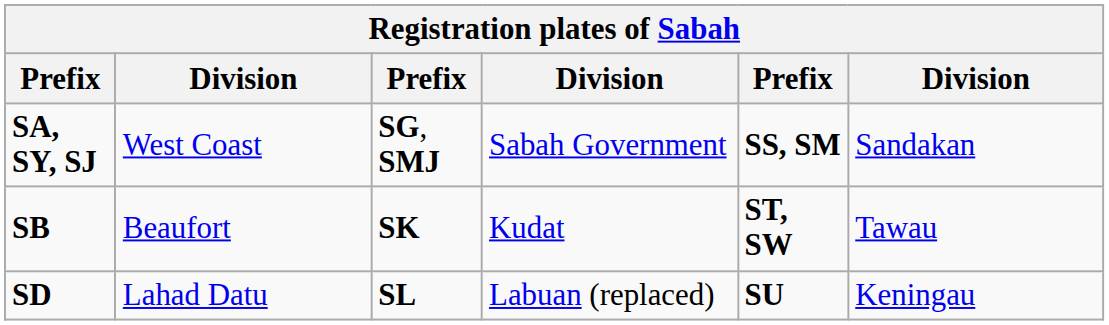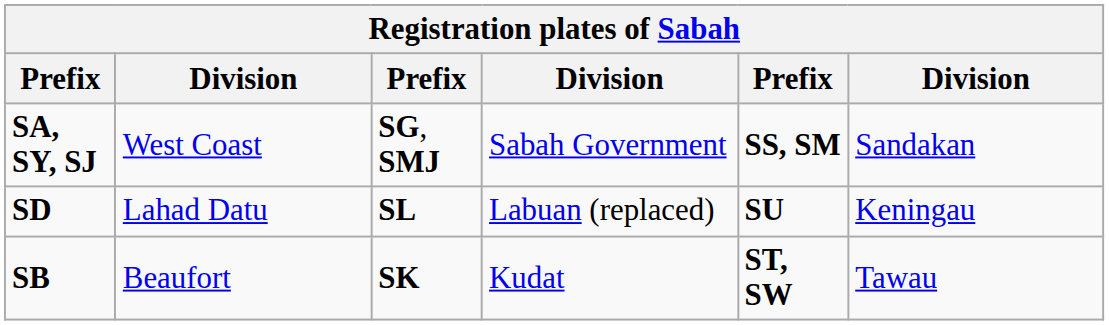rows swapped: (31, 228) <-> (32, 294)
